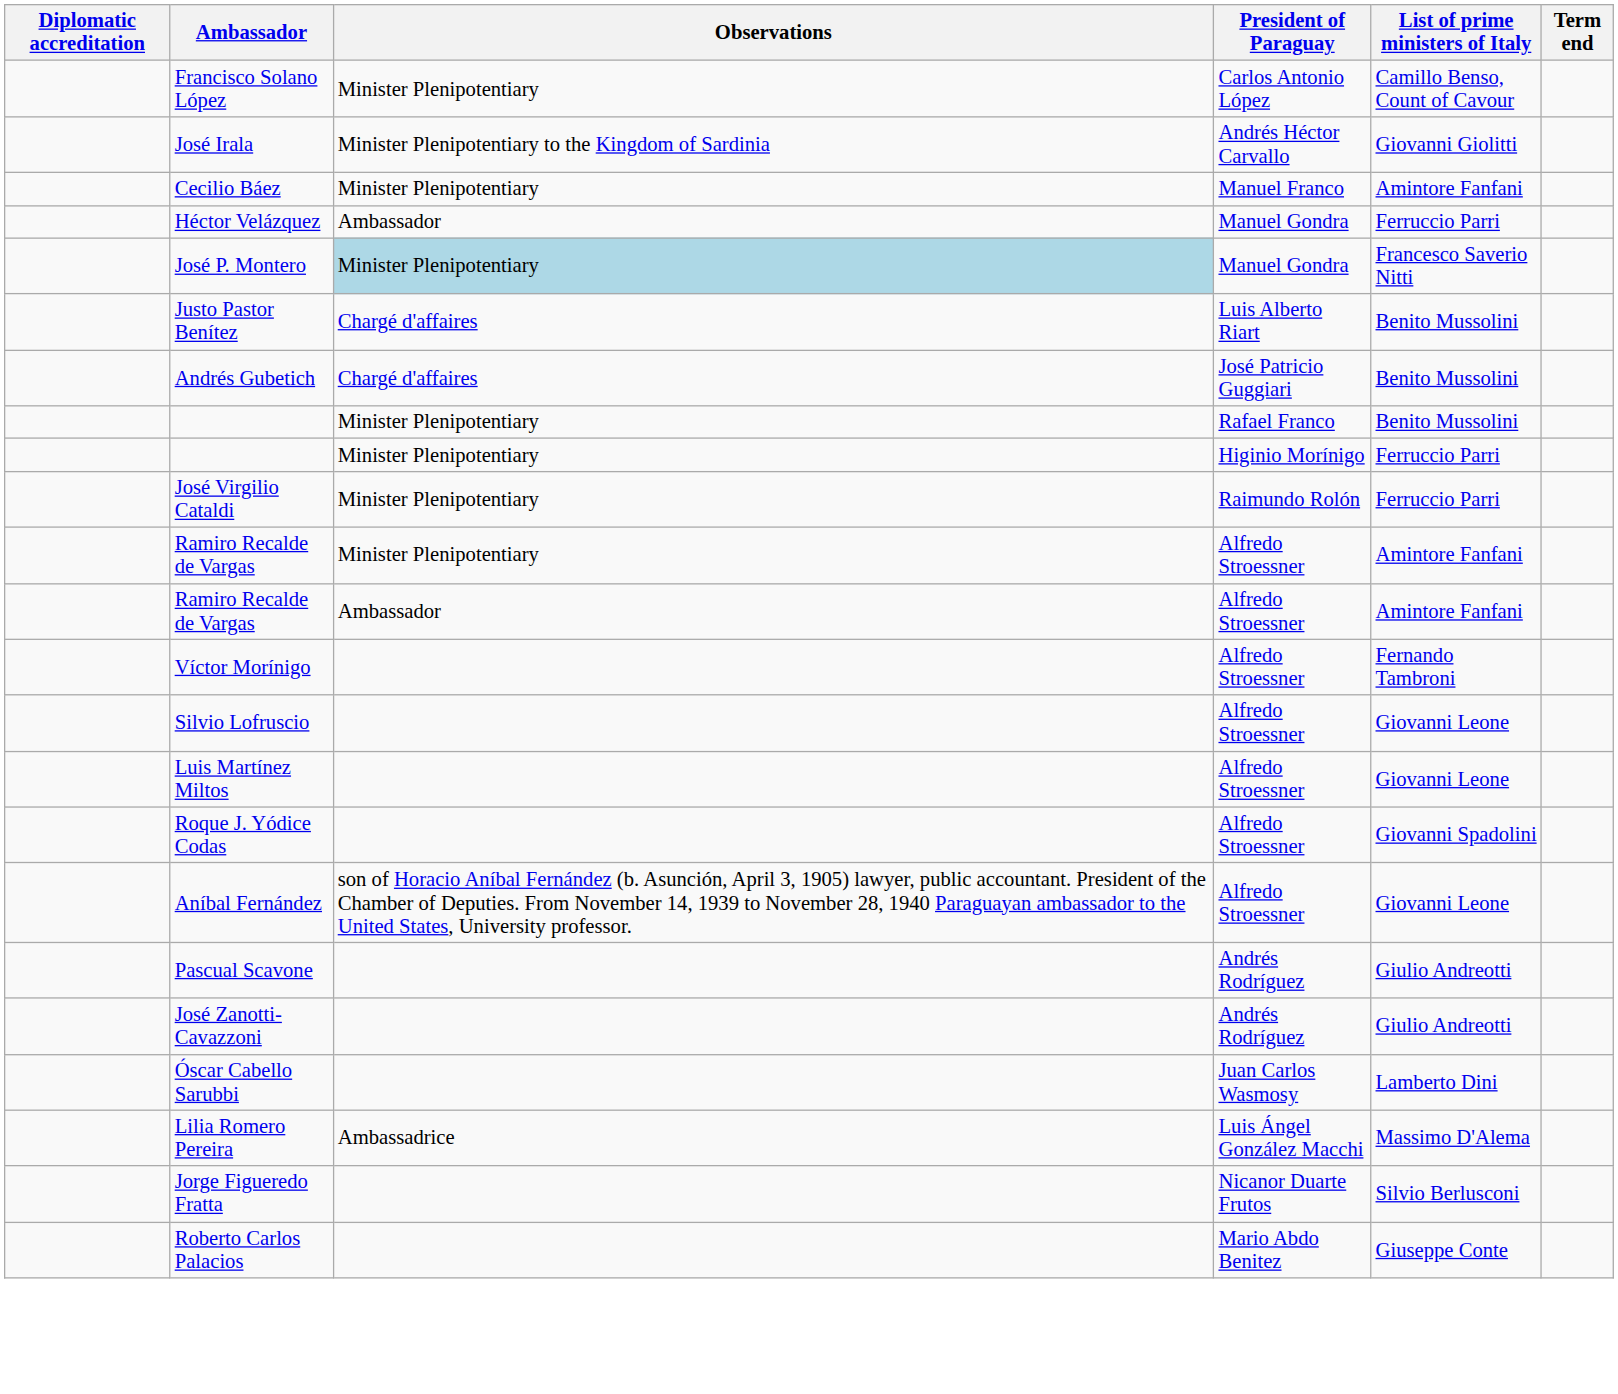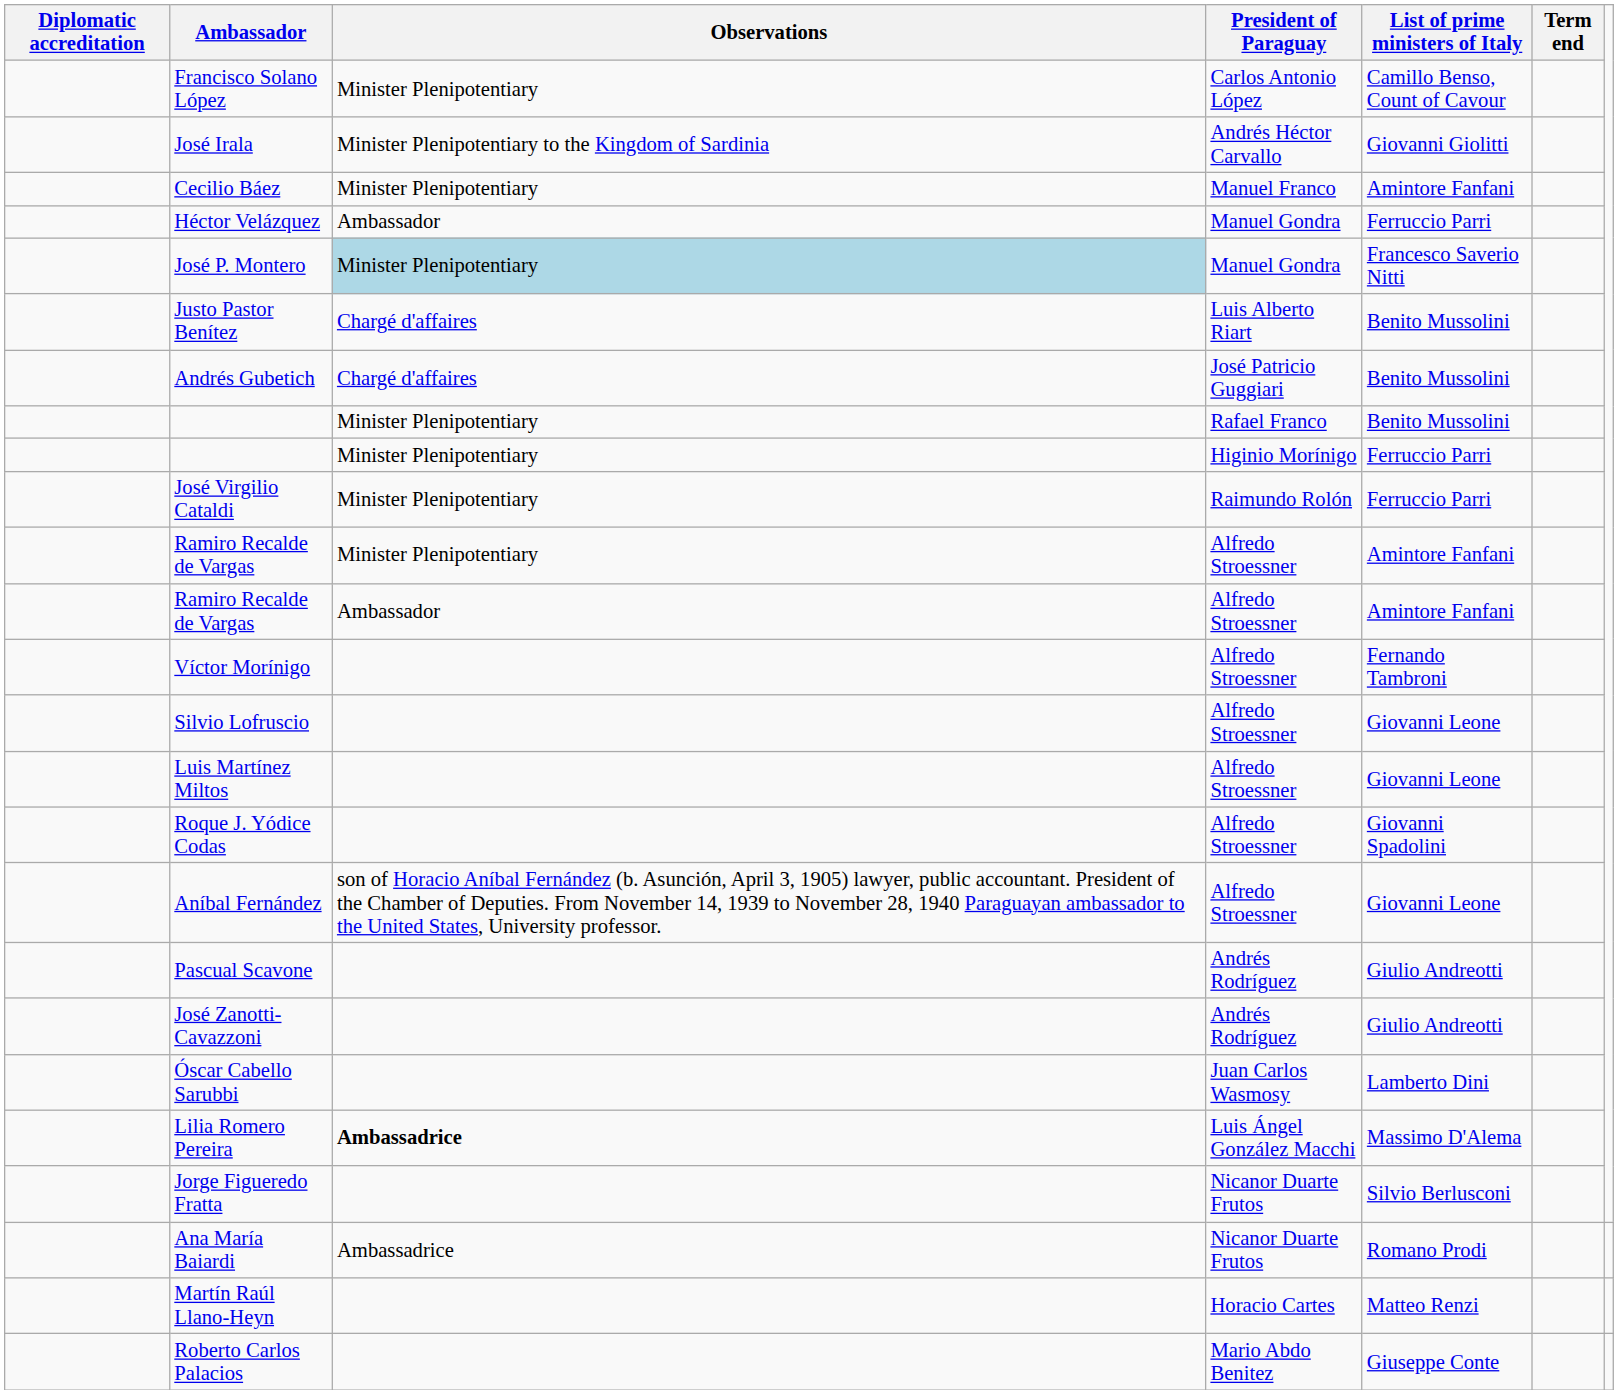(396, 1137) normal -> (399, 1137) bold
+ row: (219, 1249)
+ row: (224, 1305)
